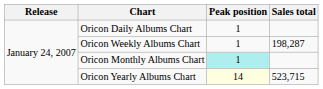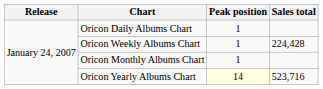(288, 44) 198,287 -> (288, 44) 224,428
(238, 60) paleturquoise background -> (238, 60) no background
(288, 76) 523,715 -> (288, 76) 523,716
